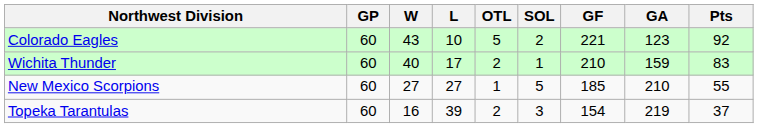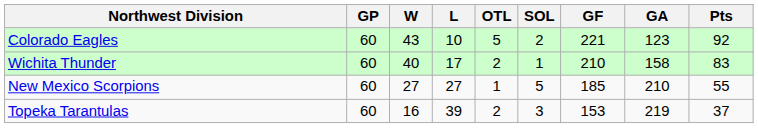(657, 63) 159 -> (657, 63) 158
(593, 110) 154 -> (593, 110) 153
